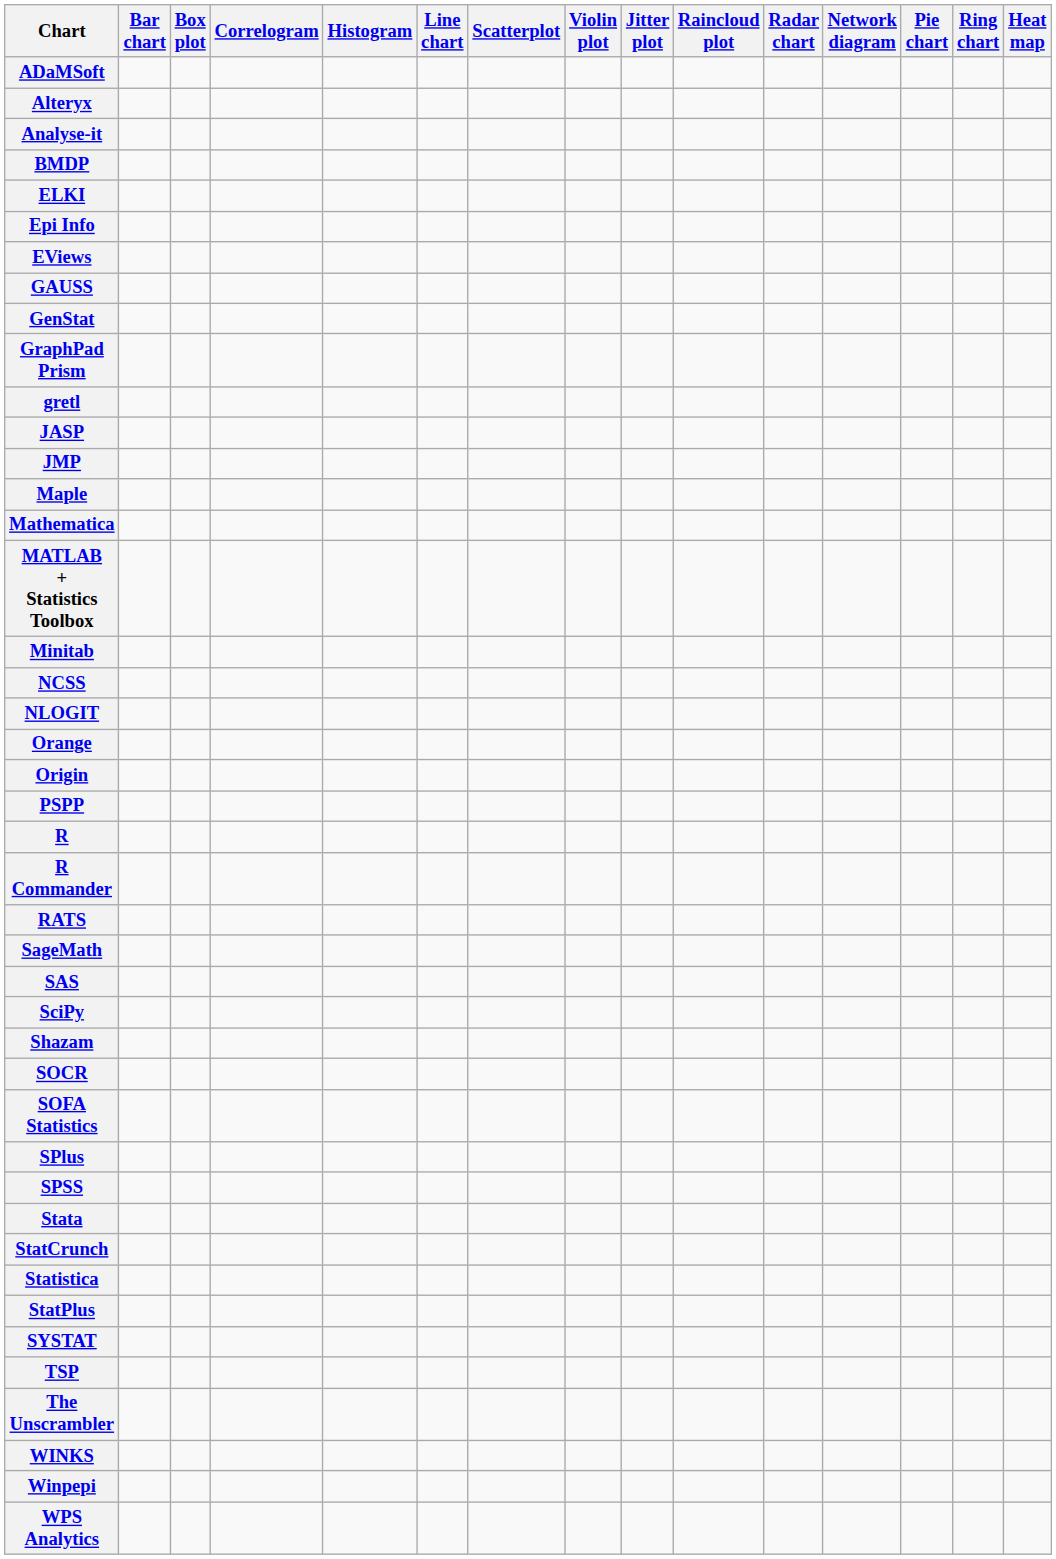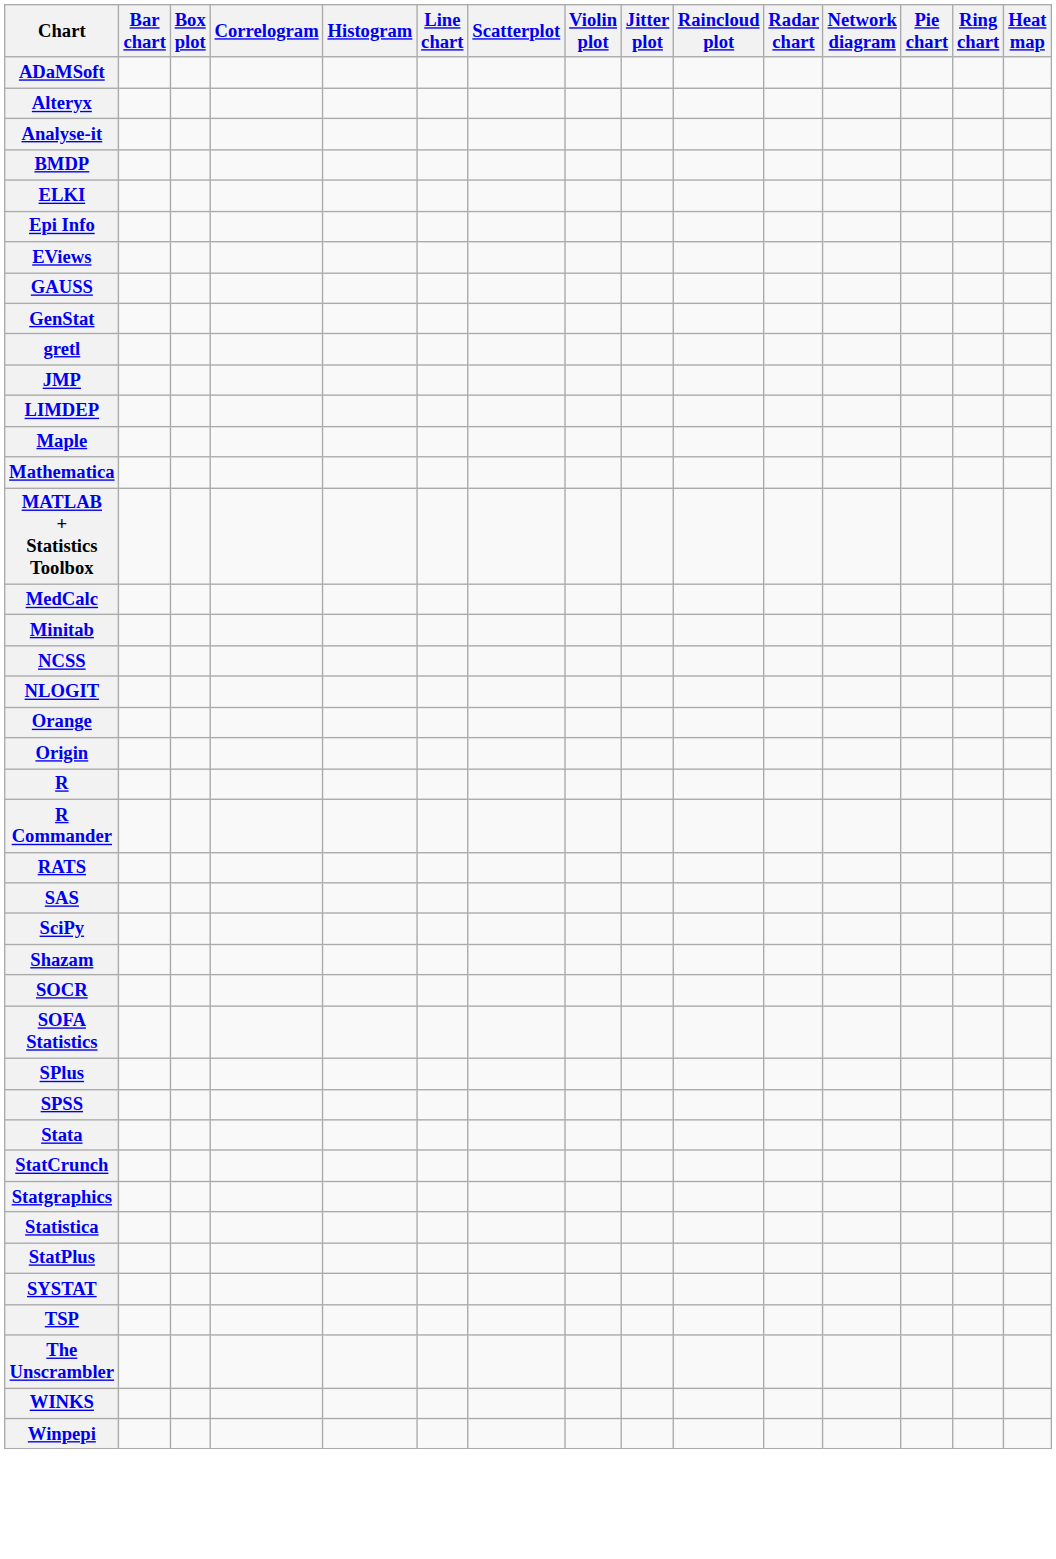- row: (62, 359)
- row: (62, 432)
+ row: (62, 410)
+ row: (62, 598)
- row: (62, 805)
- row: (62, 950)
+ row: (62, 1196)
- row: (62, 1527)
